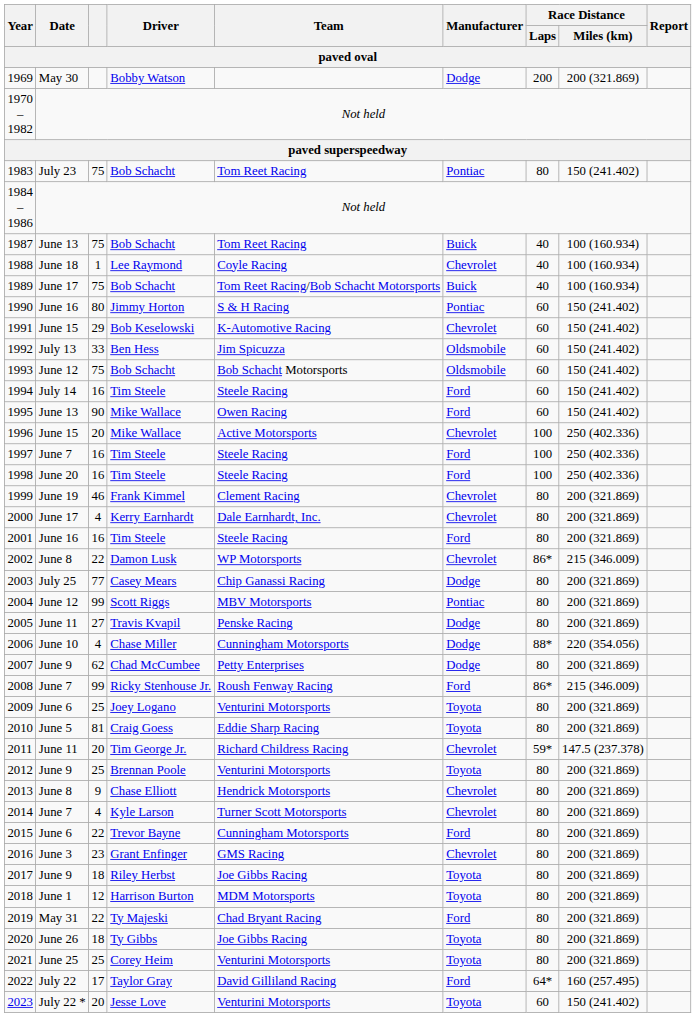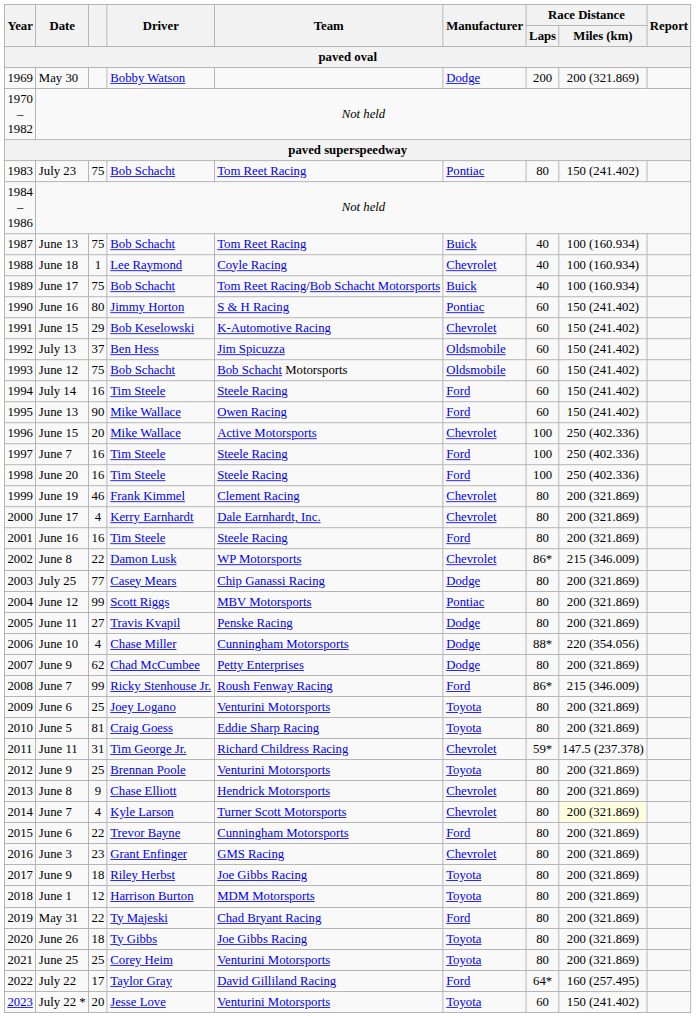(98, 349) 33 -> (98, 349) 37
(98, 749) 20 -> (98, 749) 31
(603, 812) no background -> (603, 812) lightyellow background
